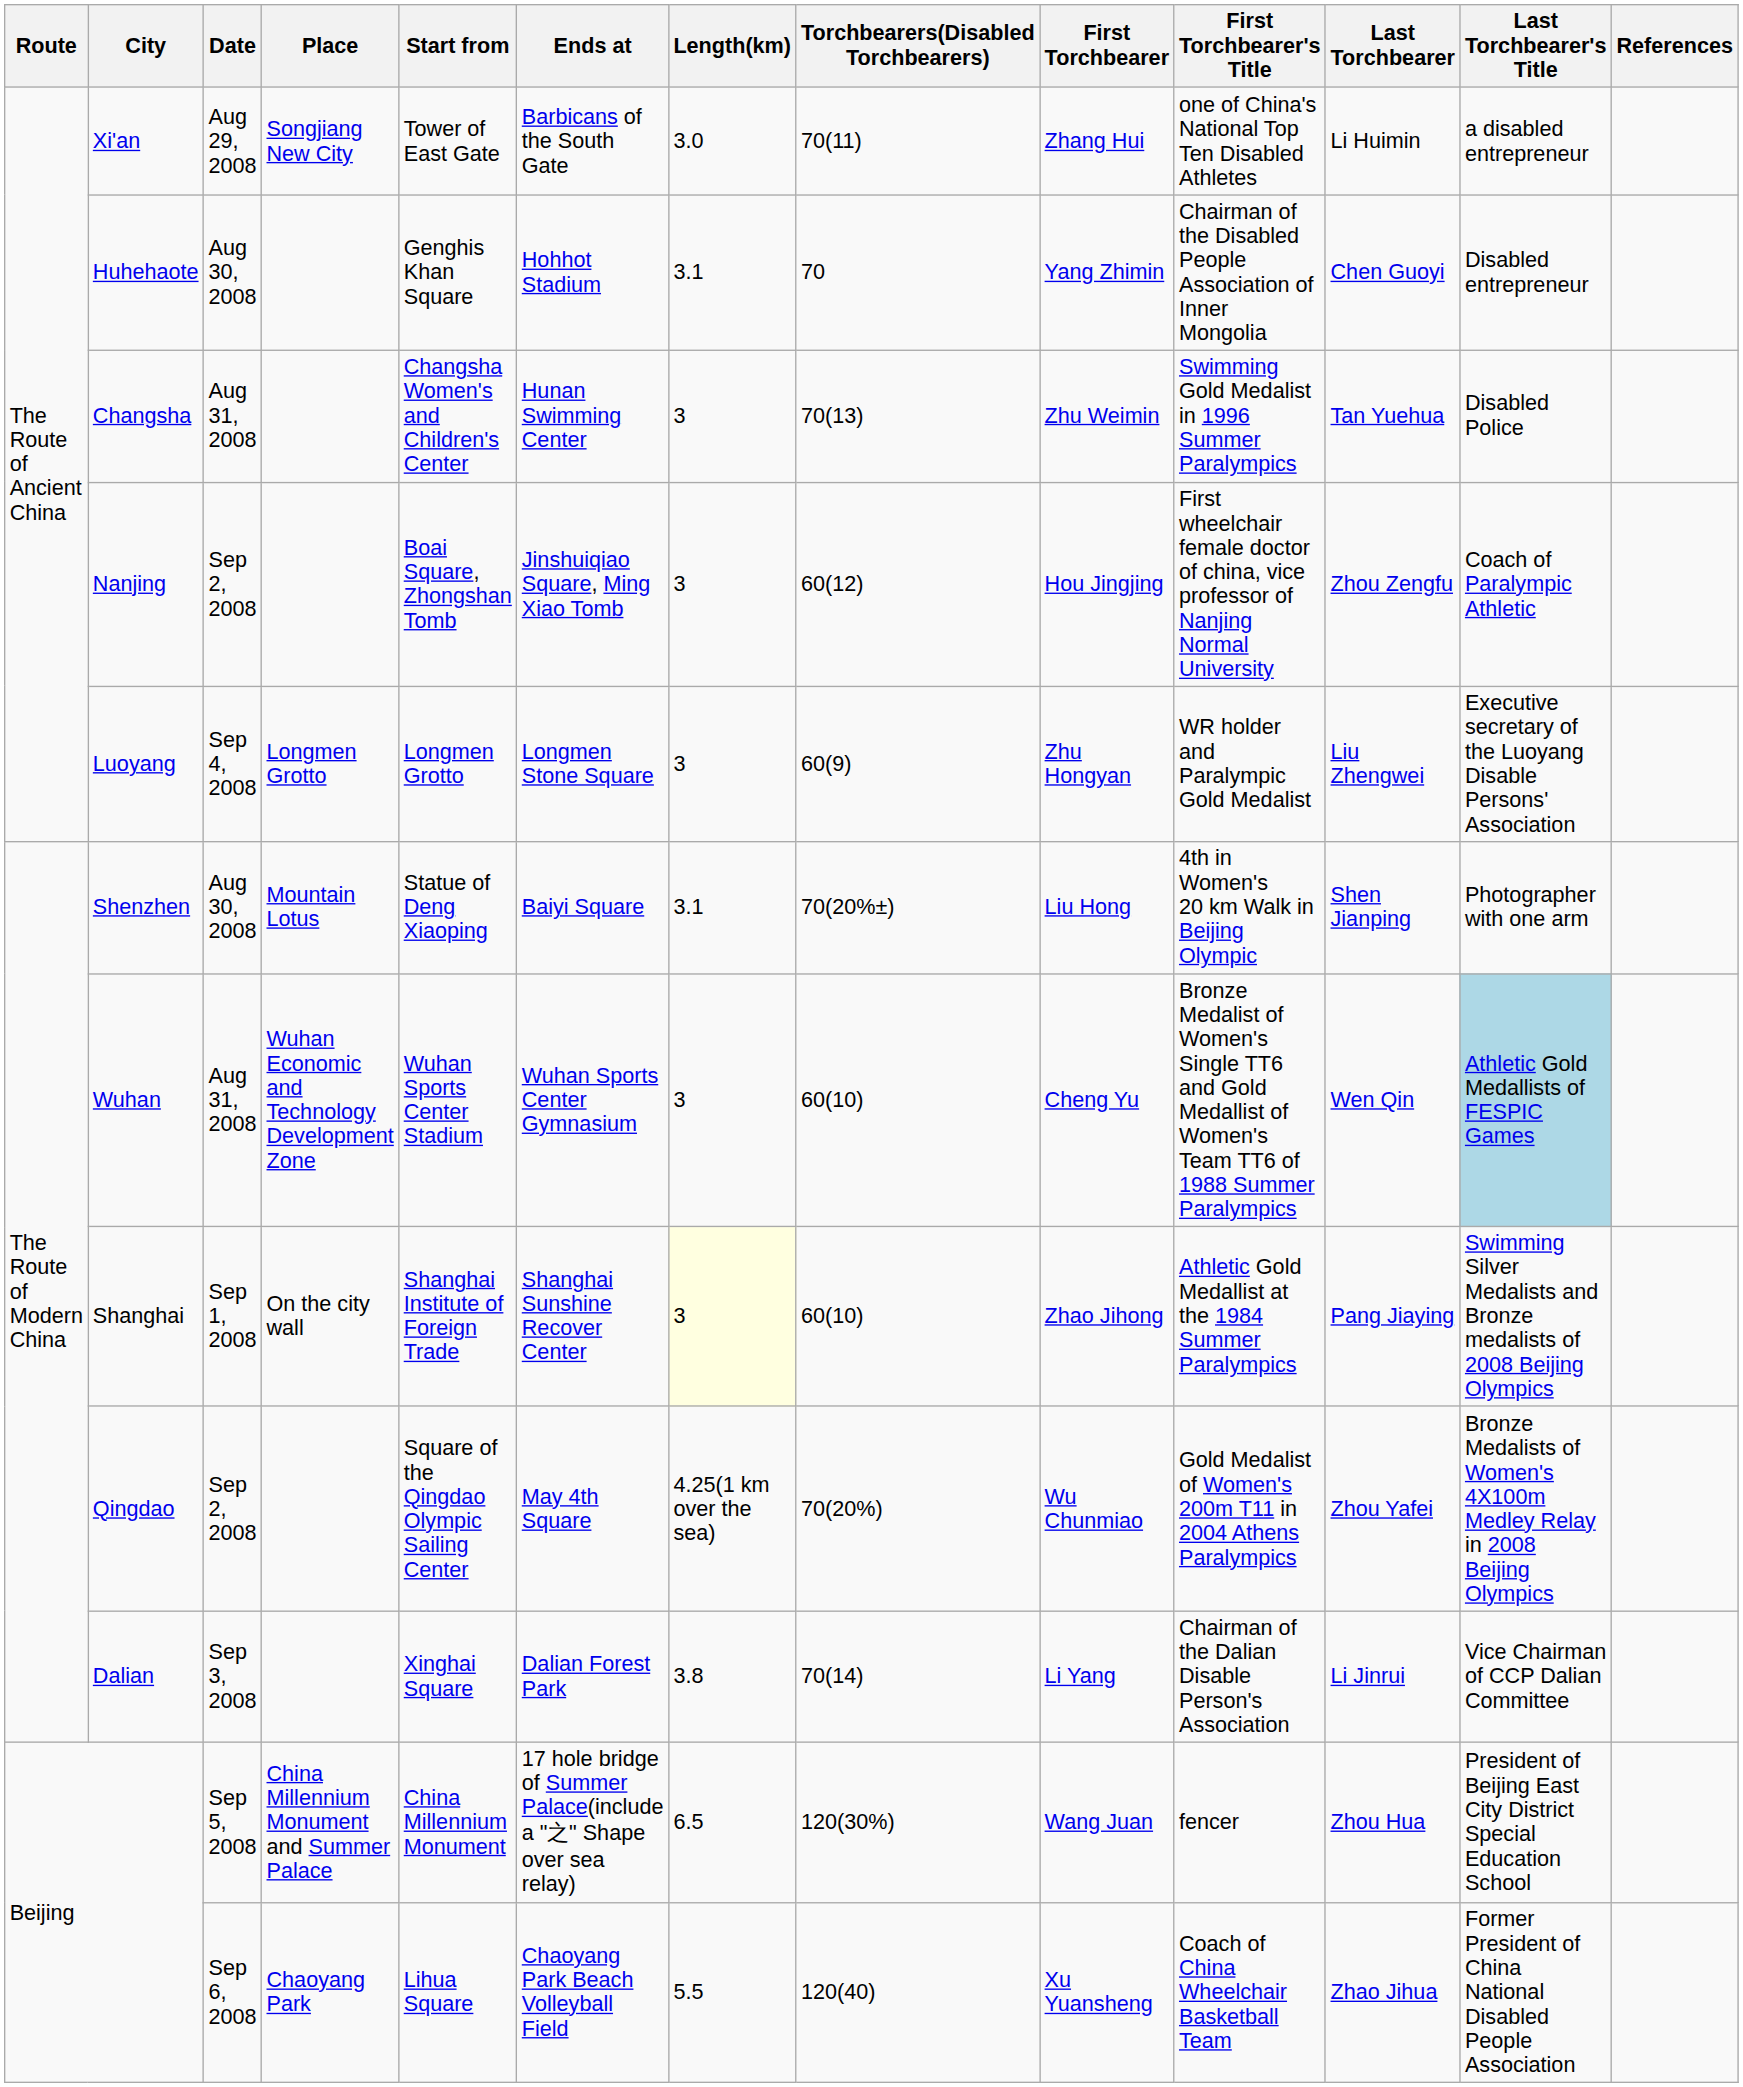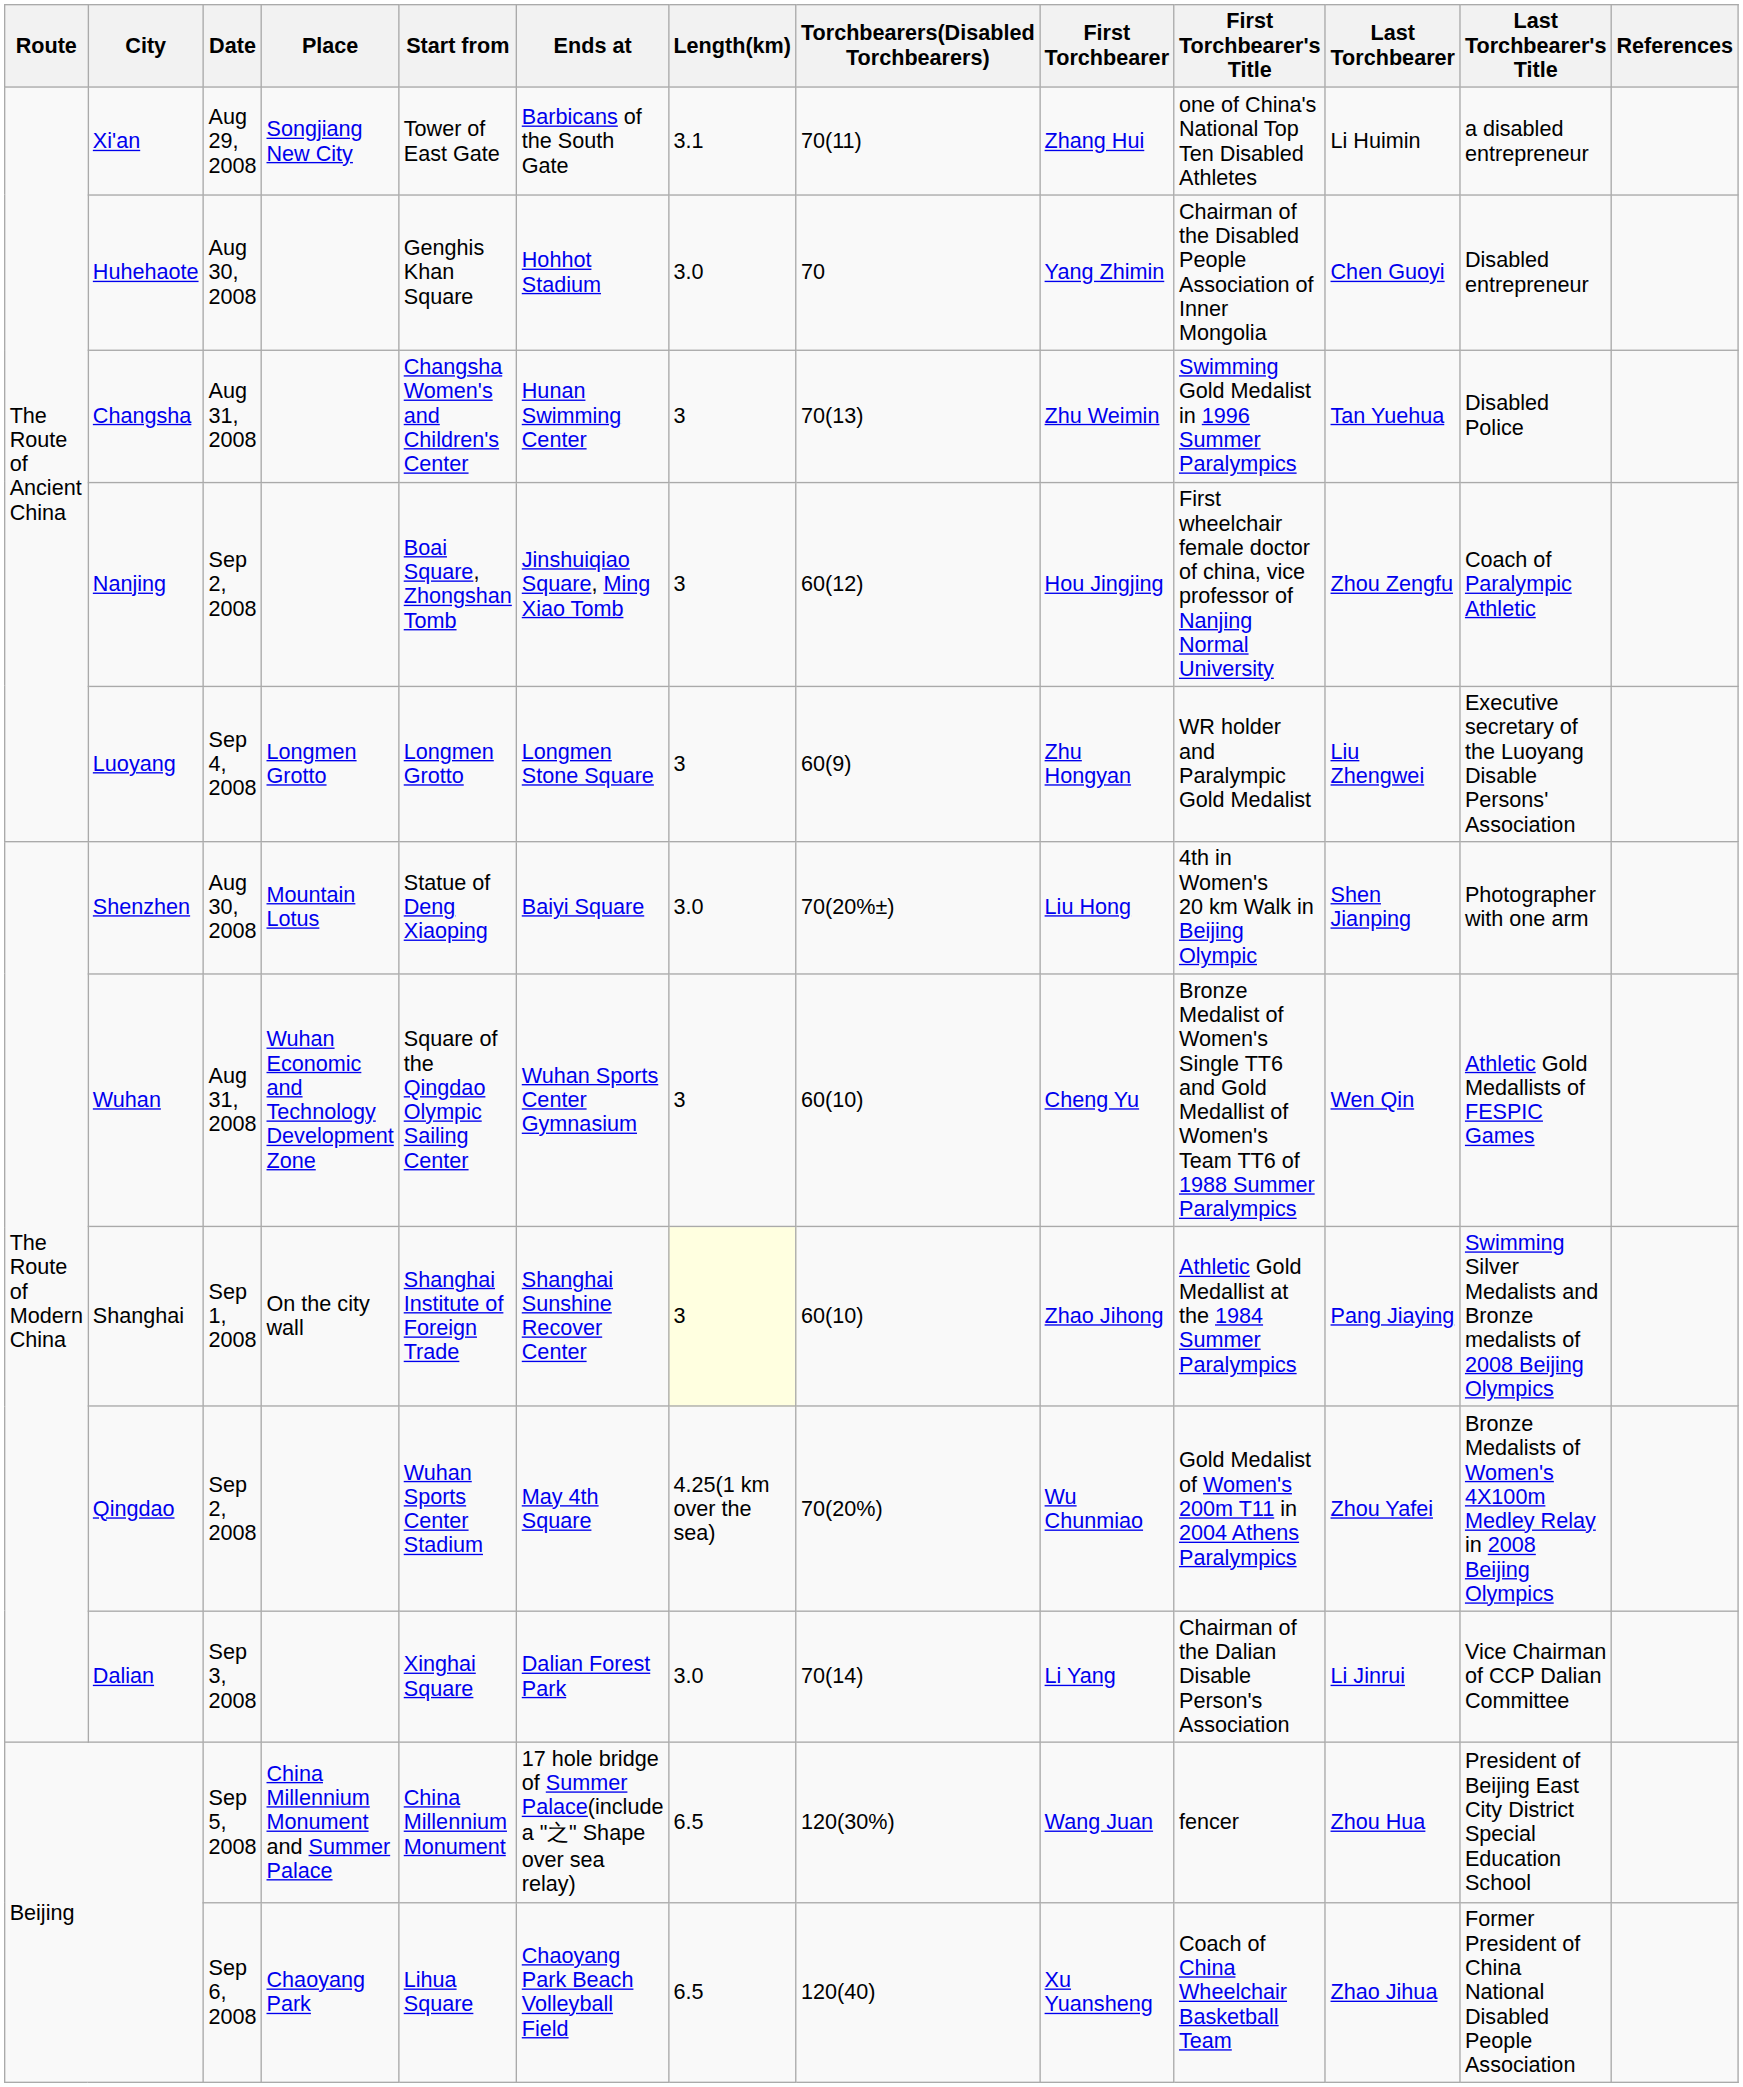(688, 140) 3.0 -> (688, 140) 3.1
(688, 272) 3.1 -> (688, 272) 3.0
(688, 907) 3.1 -> (688, 907) 3.0
(443, 1099) Wuhan Sports Center Stadium -> (451, 1099) Square of the Qingdao Olympic Sailing Center
(1526, 1099) lightblue background -> (1526, 1099) no background
(451, 1508) Square of the Qingdao Olympic Sailing Center -> (443, 1508) Wuhan Sports Center Stadium
(688, 1676) 3.8 -> (688, 1676) 3.0
(688, 1991) 5.5 -> (688, 1991) 6.5
